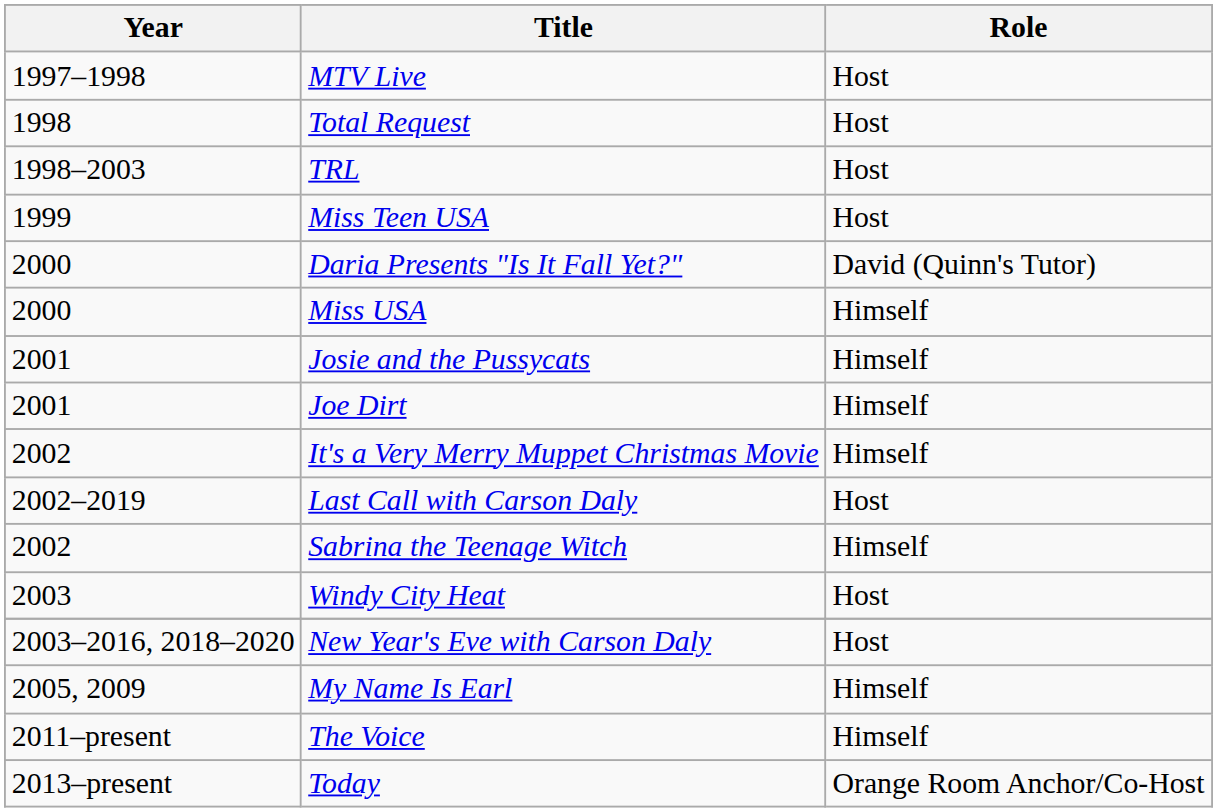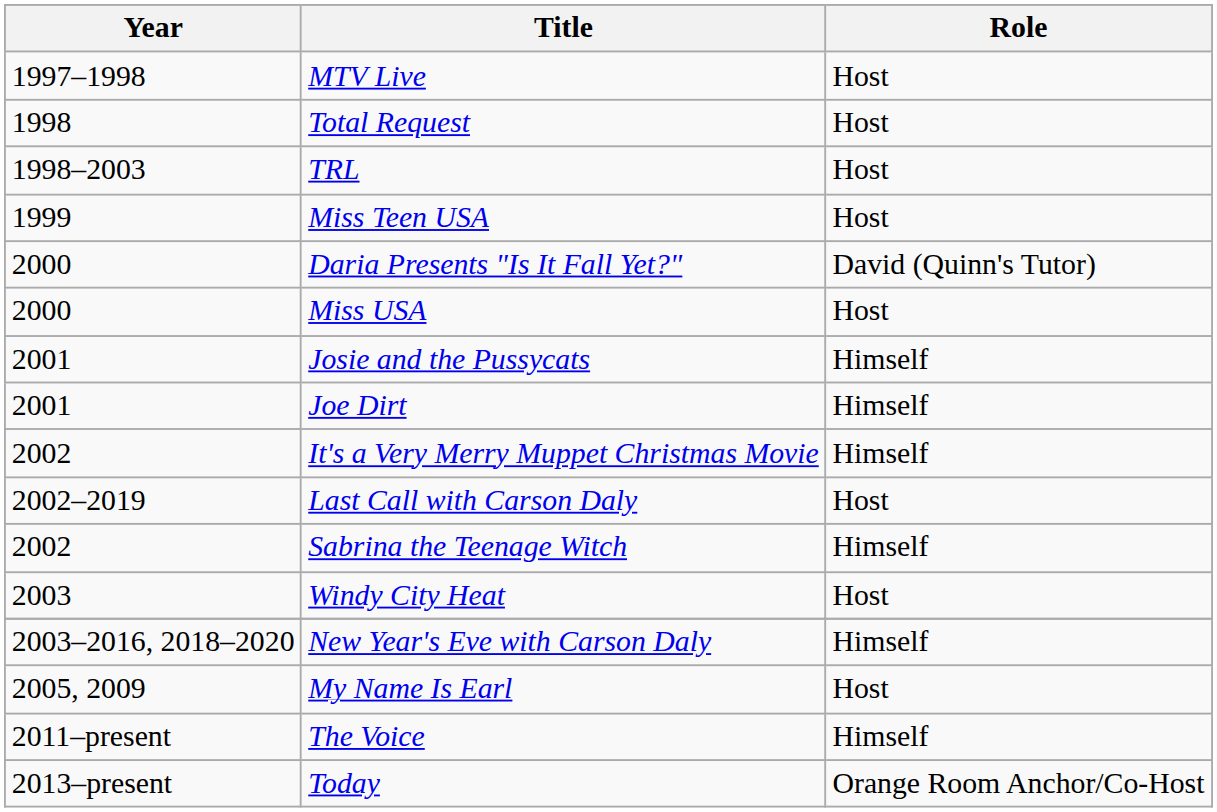(880, 311) Himself -> (861, 311) Host
(861, 641) Host -> (880, 641) Himself
(880, 688) Himself -> (861, 688) Host
